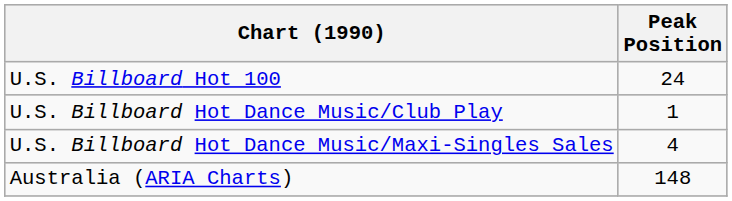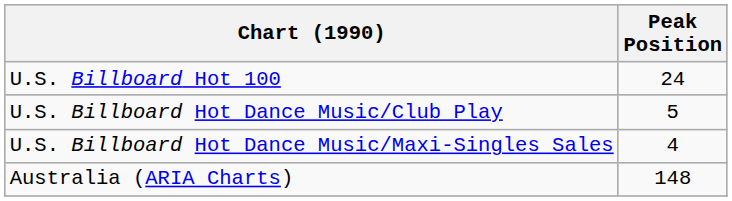(673, 112) 1 -> (673, 112) 5
